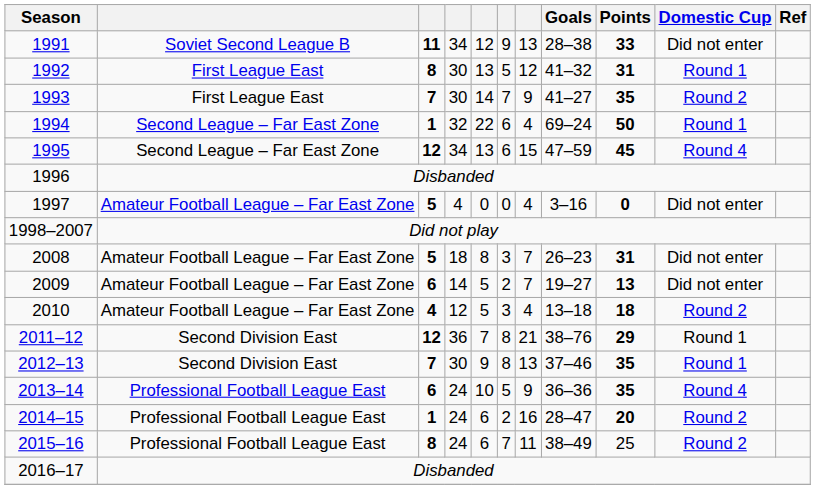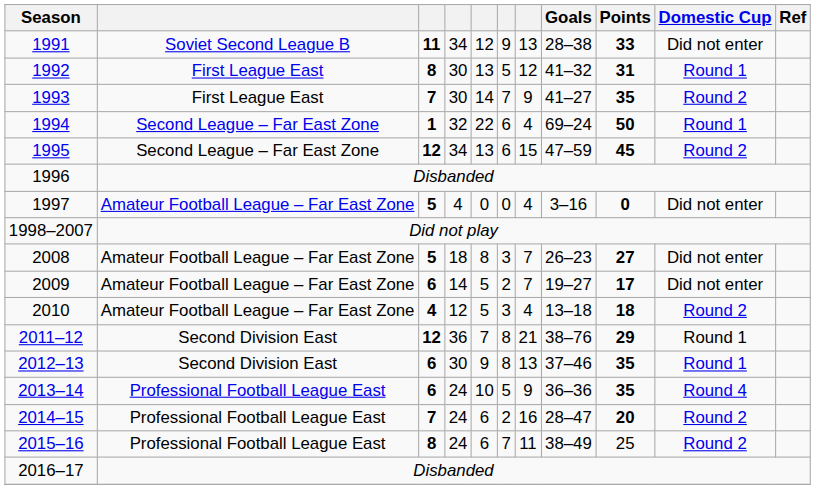(715, 151) Round 4 -> (715, 151) Round 2
(625, 257) 31 -> (625, 257) 27
(625, 284) 13 -> (625, 284) 17
(432, 364) 7 -> (432, 364) 6
(432, 417) 1 -> (432, 417) 7
